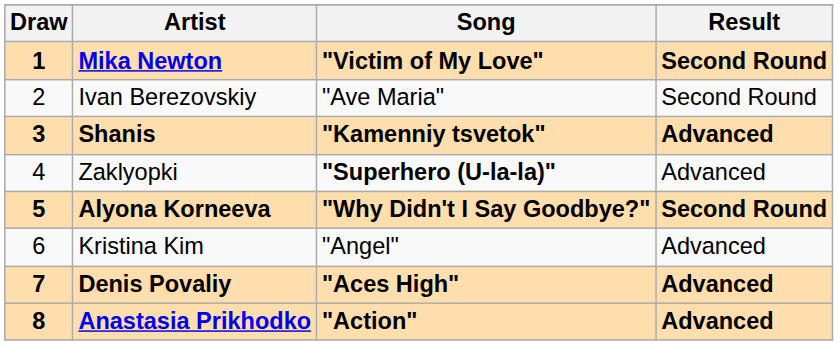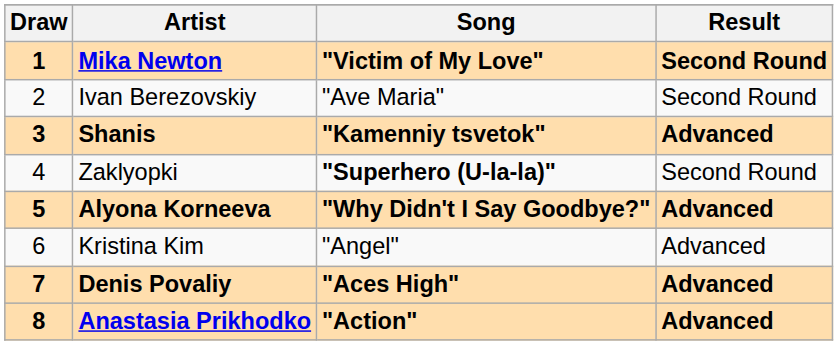(714, 172) Advanced -> (739, 172) Second Round
(744, 209) Second Round -> (717, 209) Advanced
